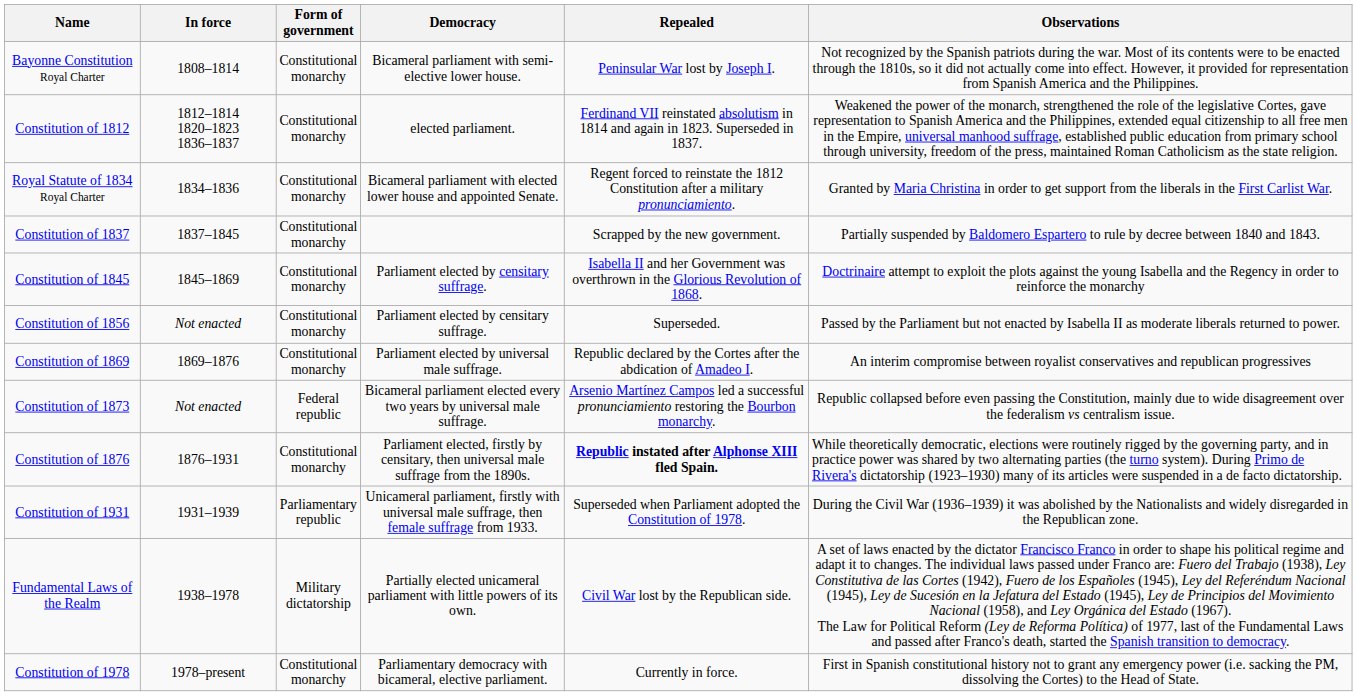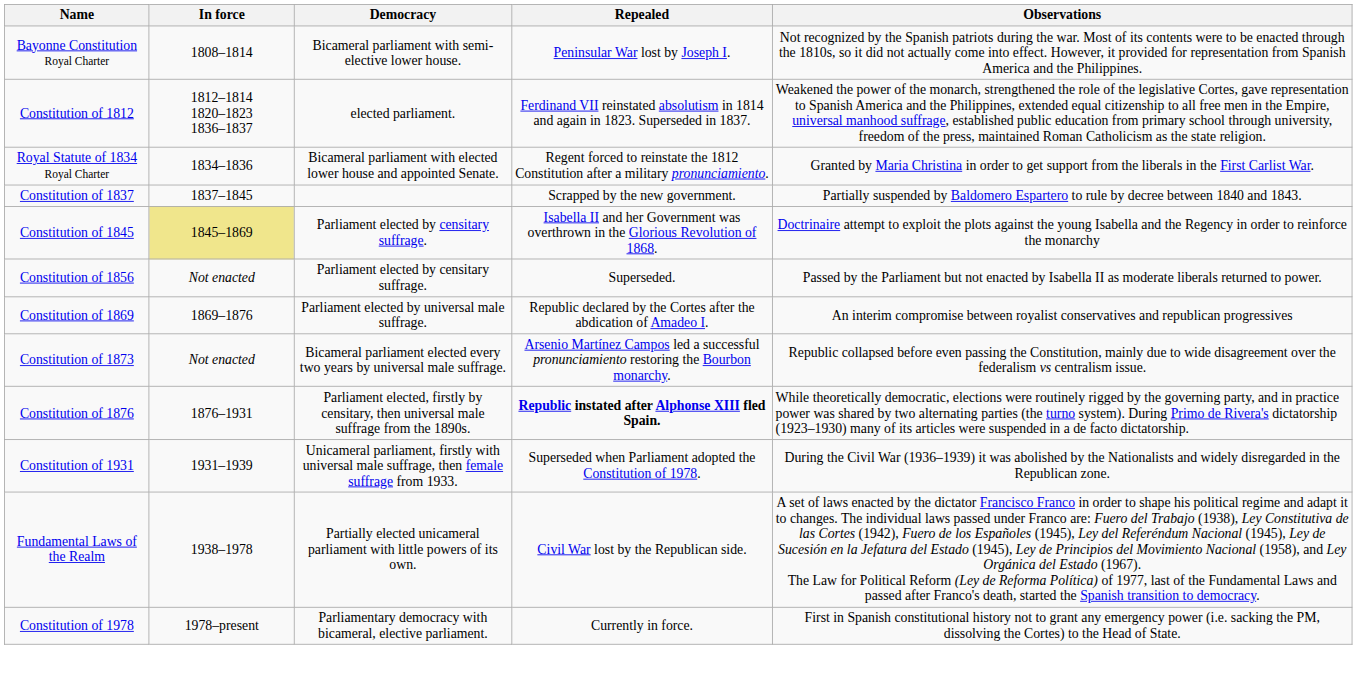- column: (318, 23)
(208, 279) no background -> (222, 232) khaki background
